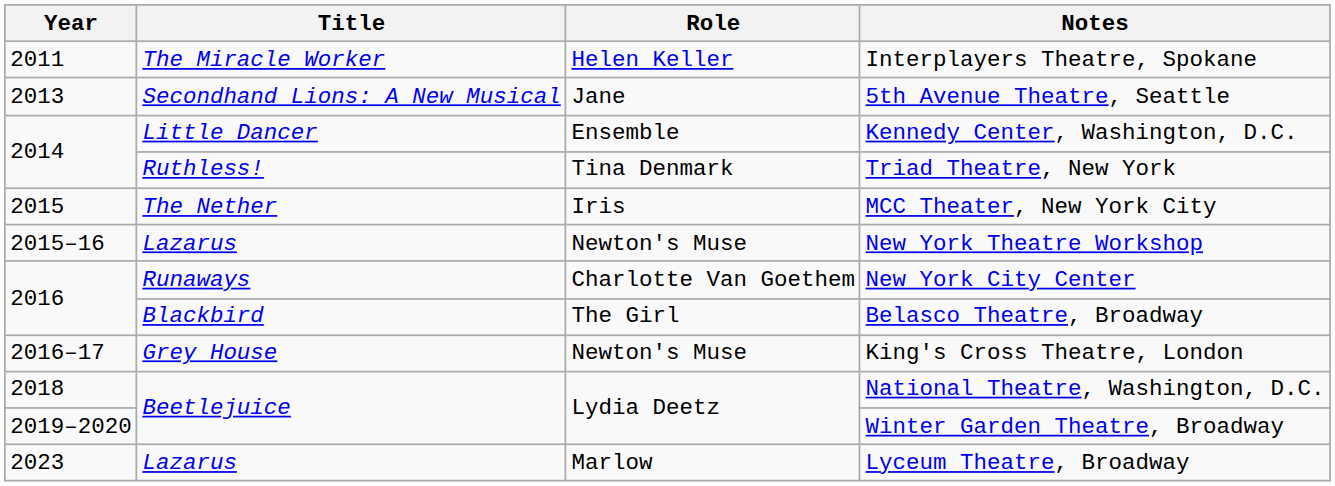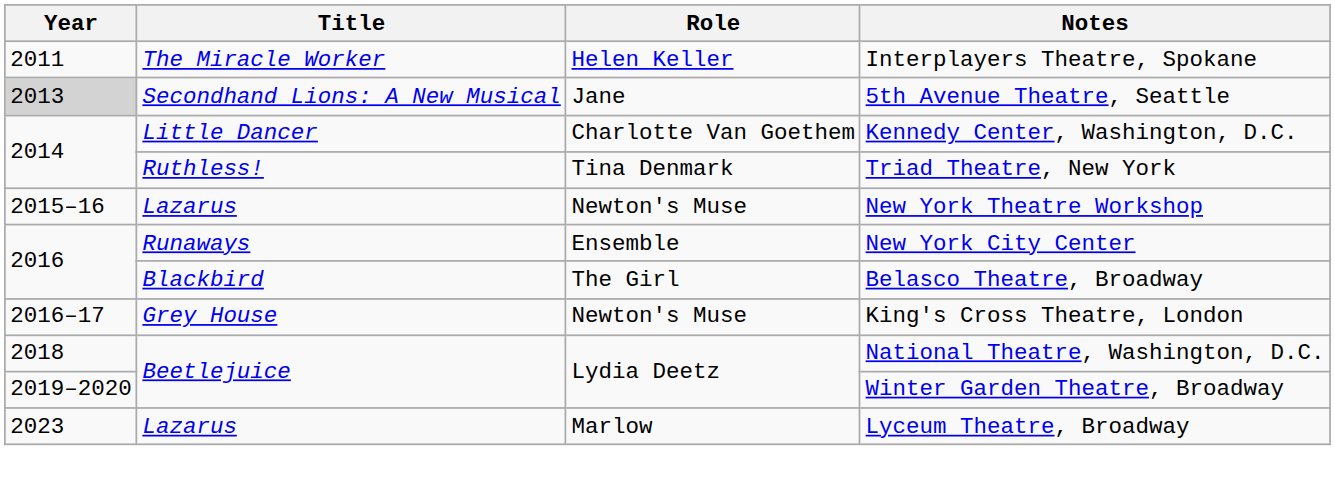(37, 97) no background -> (37, 97) lightgrey background
(625, 133) Ensemble -> (713, 133) Charlotte Van Goethem
- row: (1041, 206)
(713, 280) Charlotte Van Goethem -> (625, 243) Ensemble
